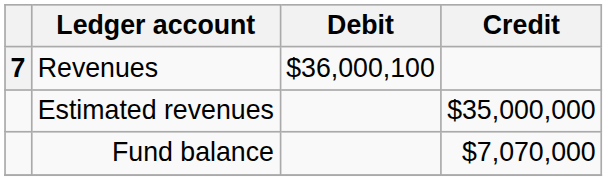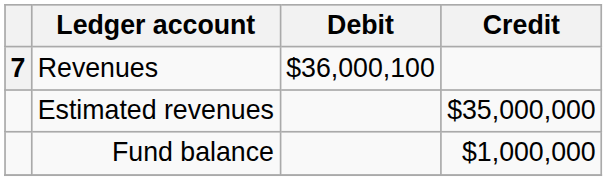(529, 152) $7,070,000 -> (529, 152) $1,000,000
